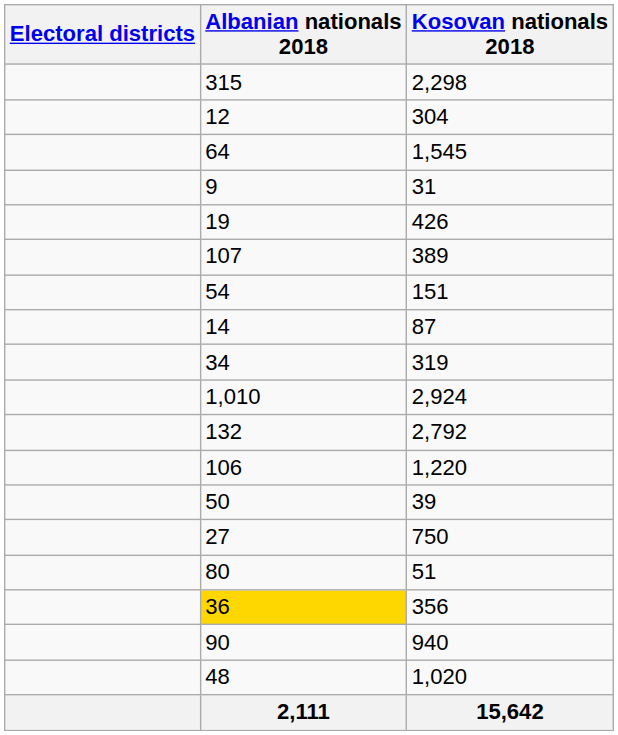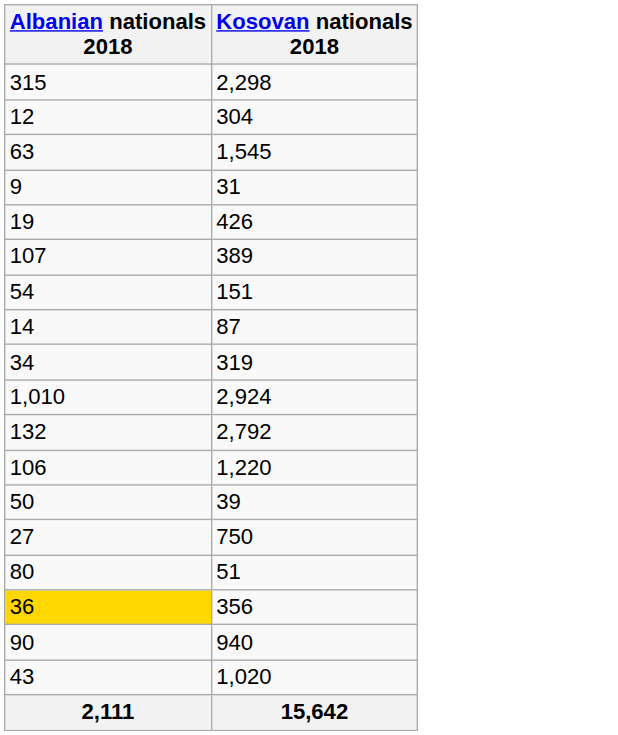- column: (102, 34)
(218, 151) 64 -> (22, 151) 63
(218, 677) 48 -> (22, 677) 43
